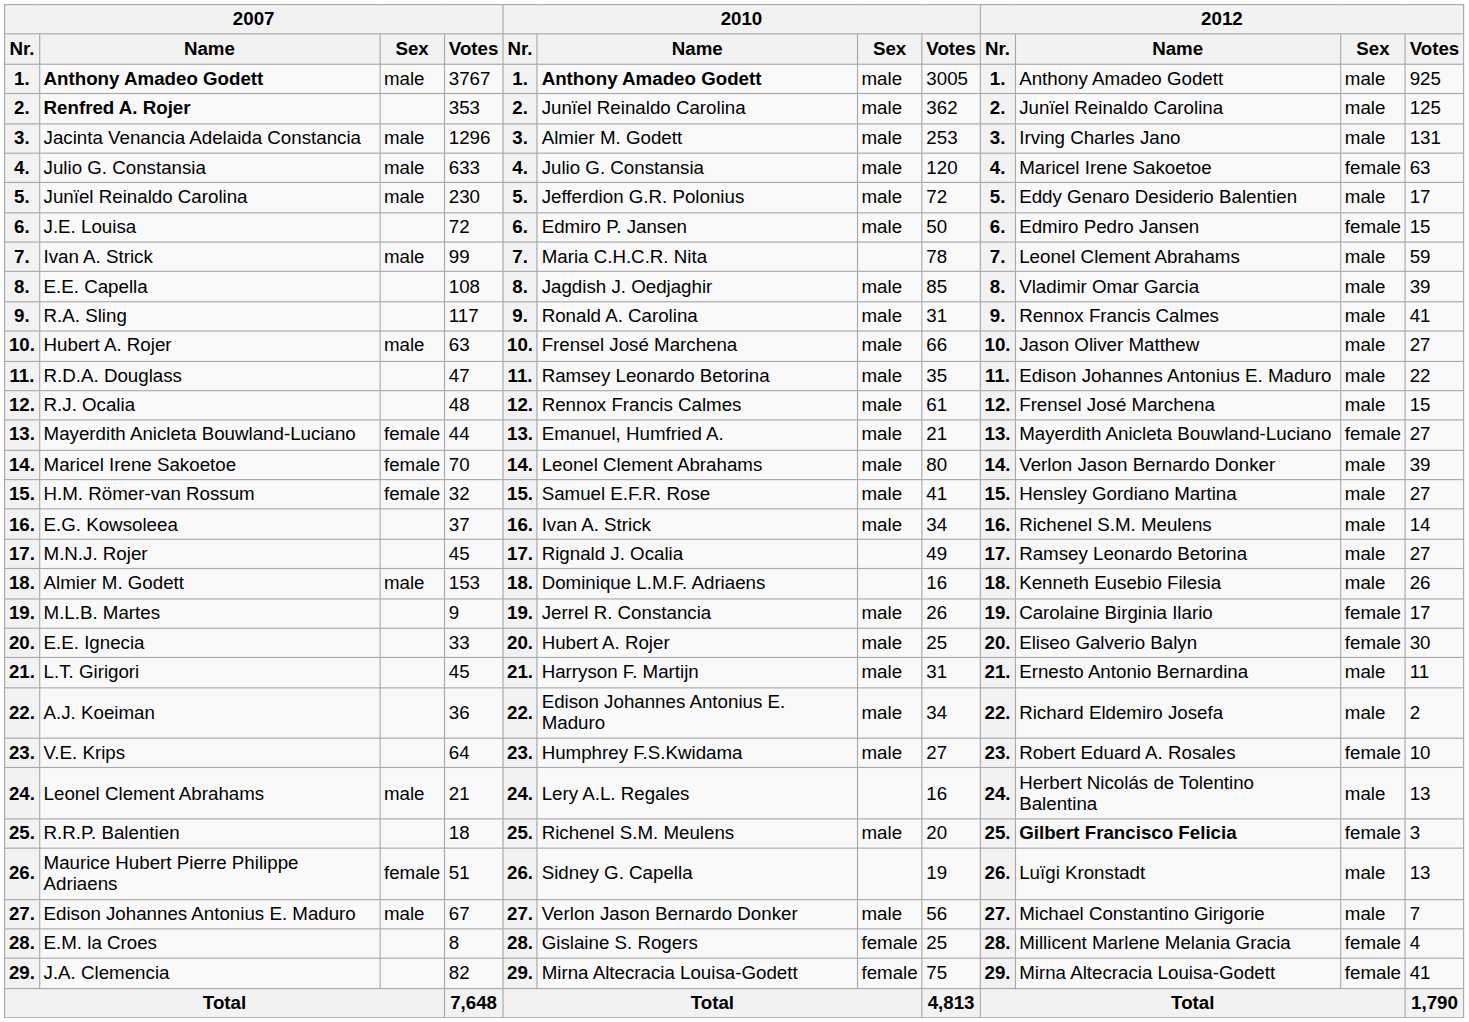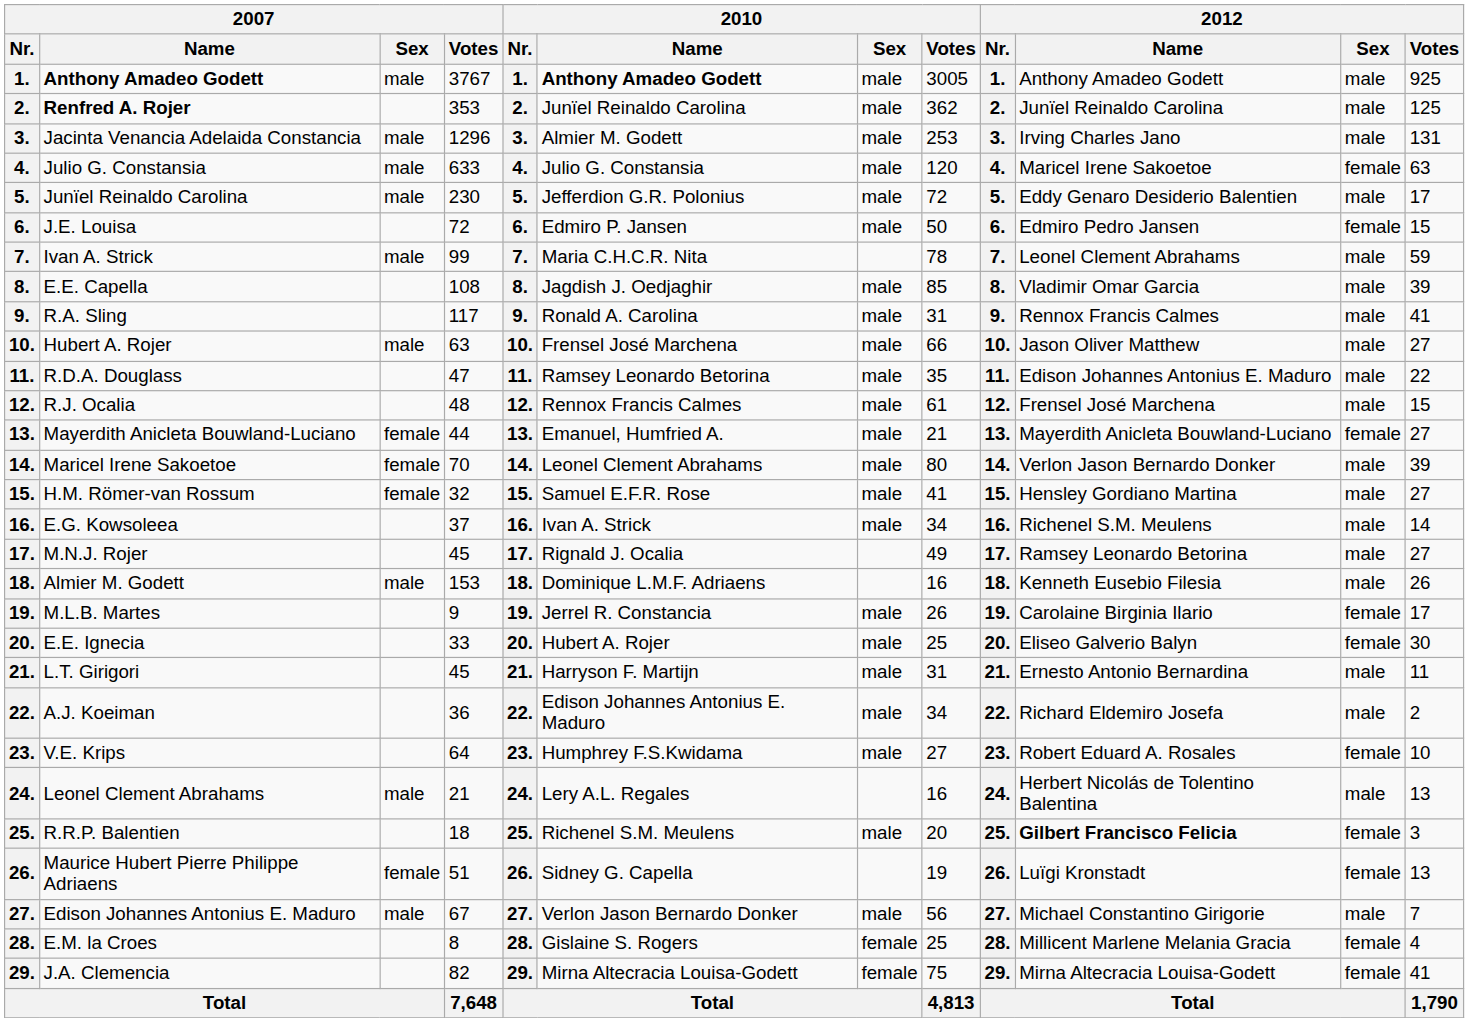(1365, 873) male -> (1373, 873) female
